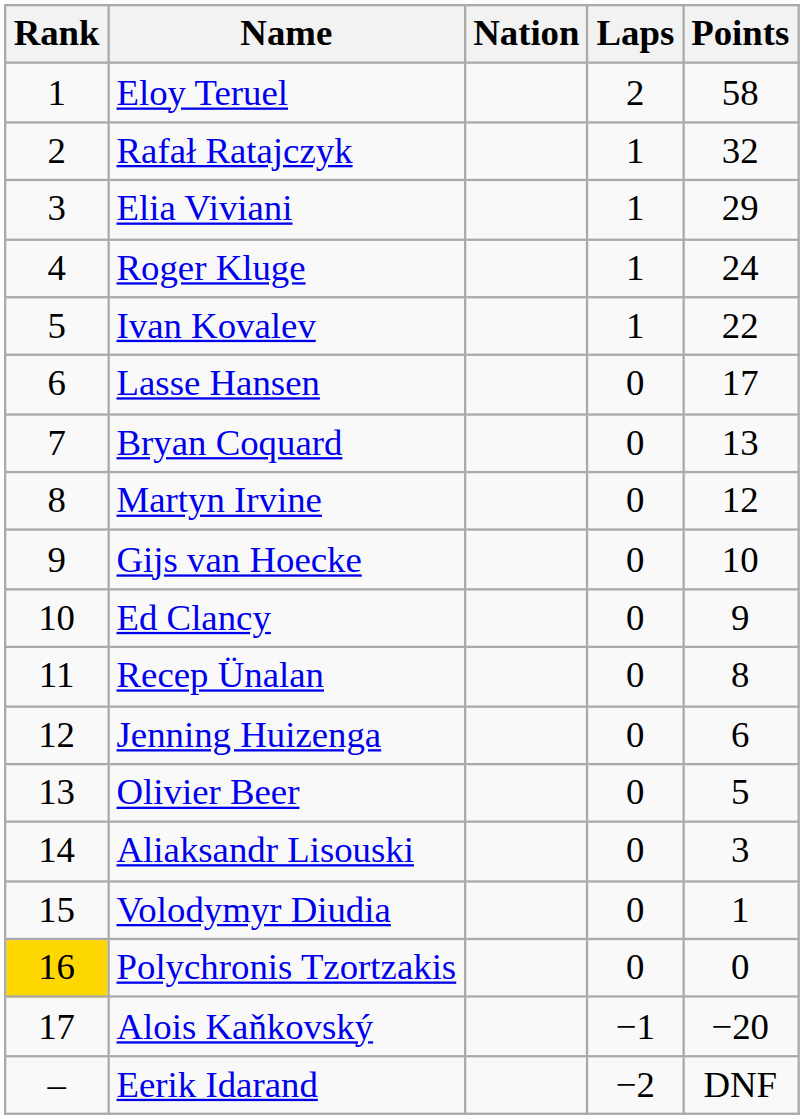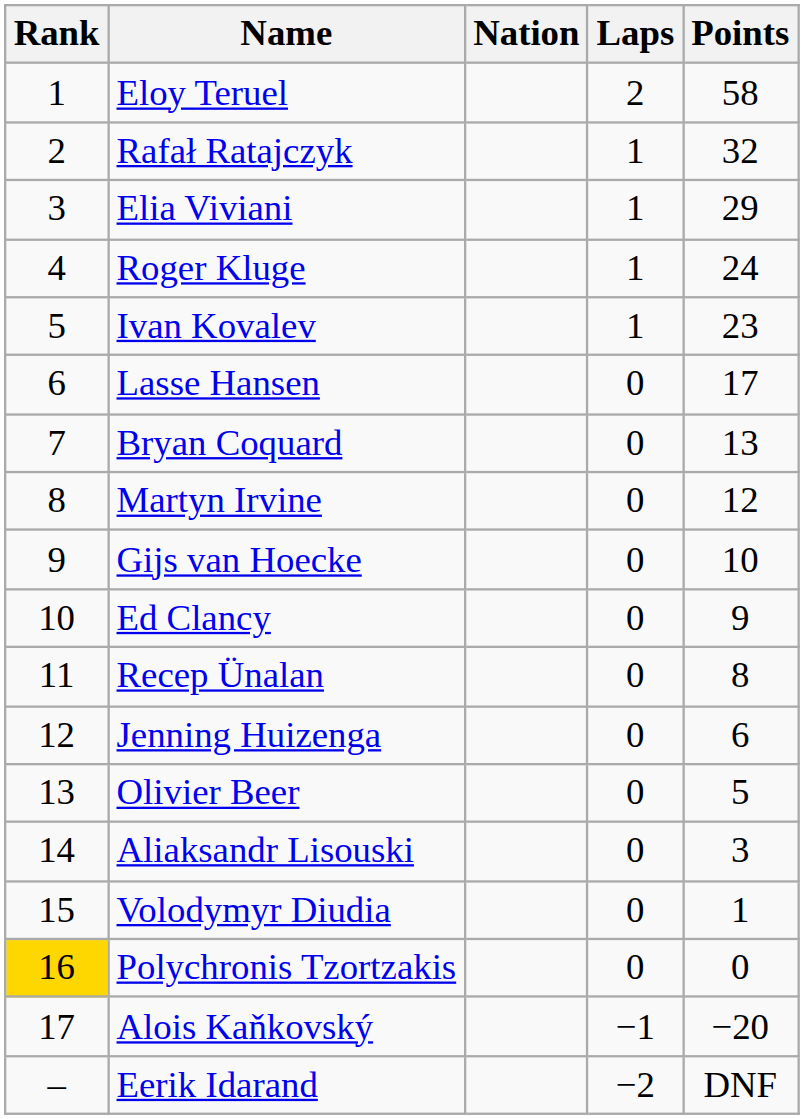(740, 325) 22 -> (740, 325) 23
